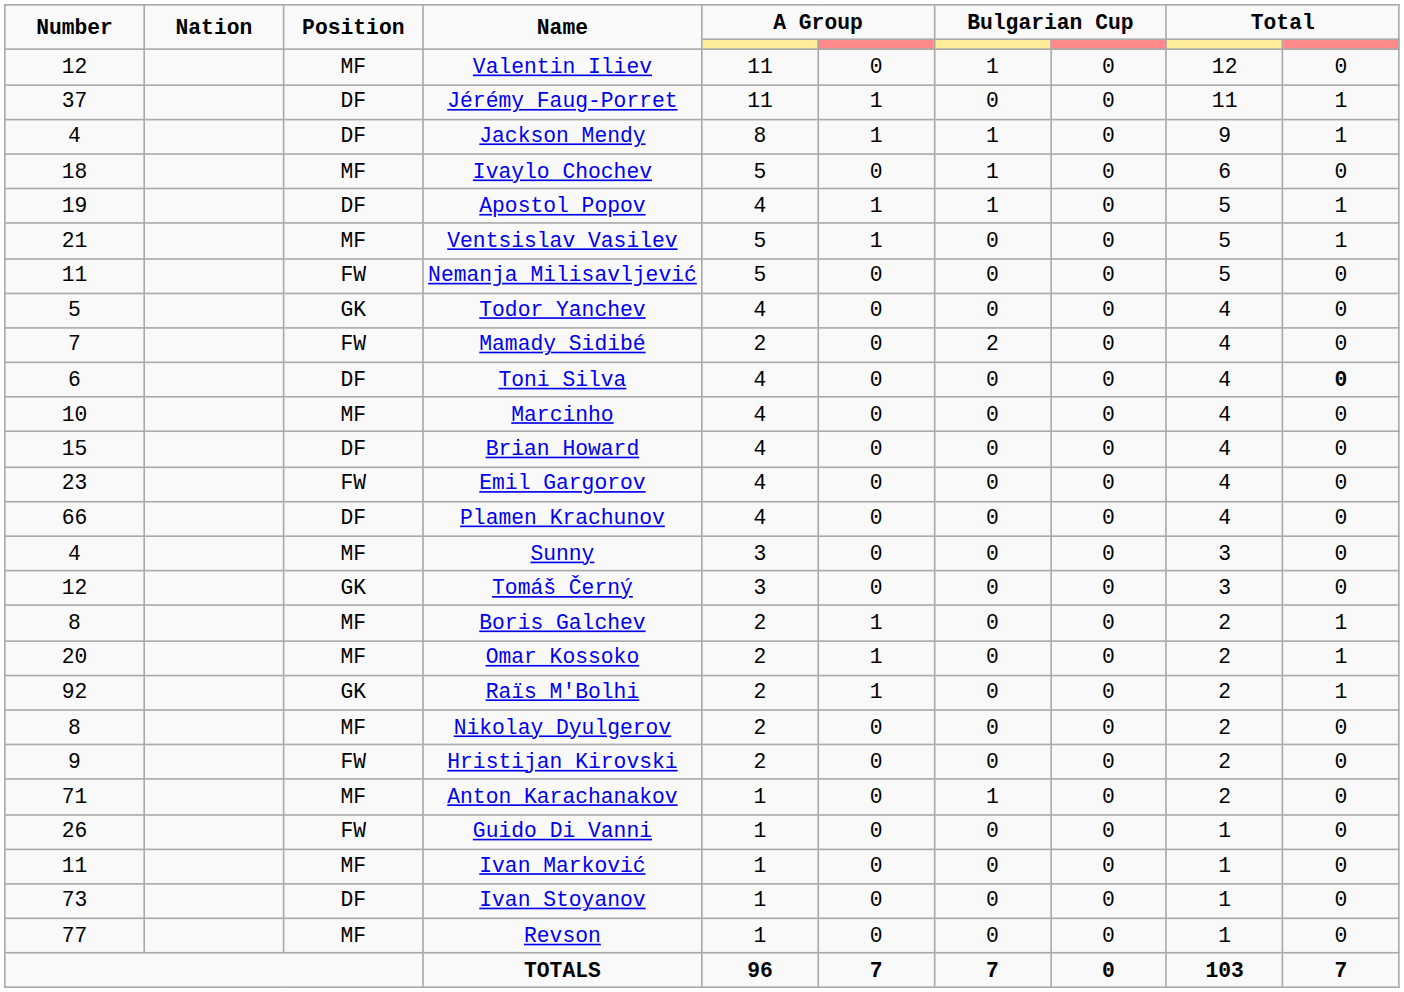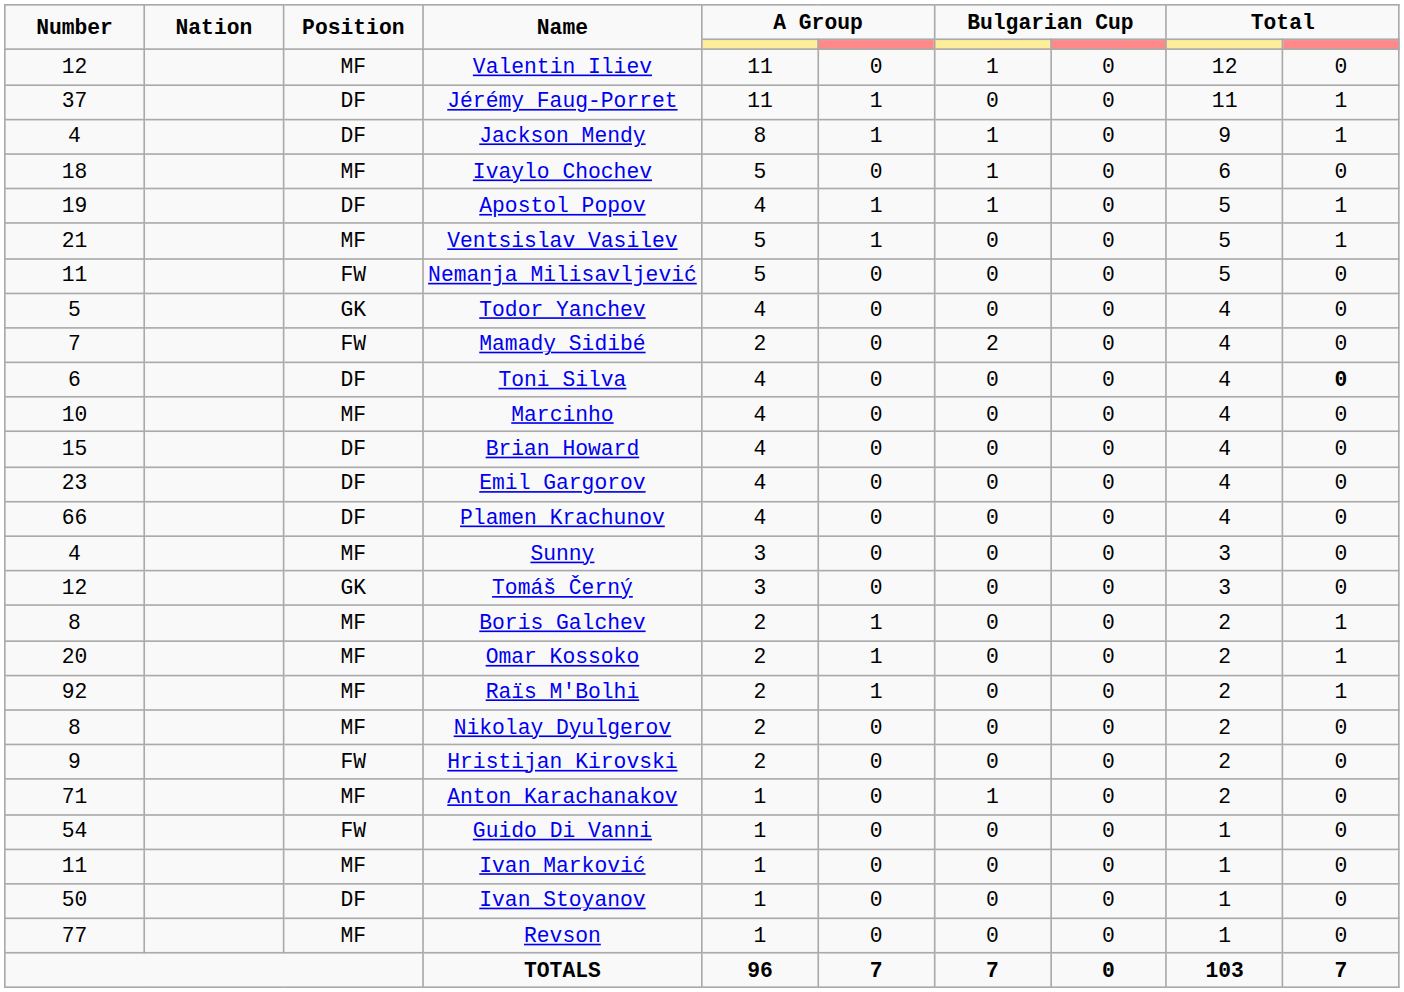(353, 484) FW -> (353, 484) DF
(353, 693) GK -> (353, 693) MF
(75, 832) 26 -> (75, 832) 54
(75, 901) 73 -> (75, 901) 50
